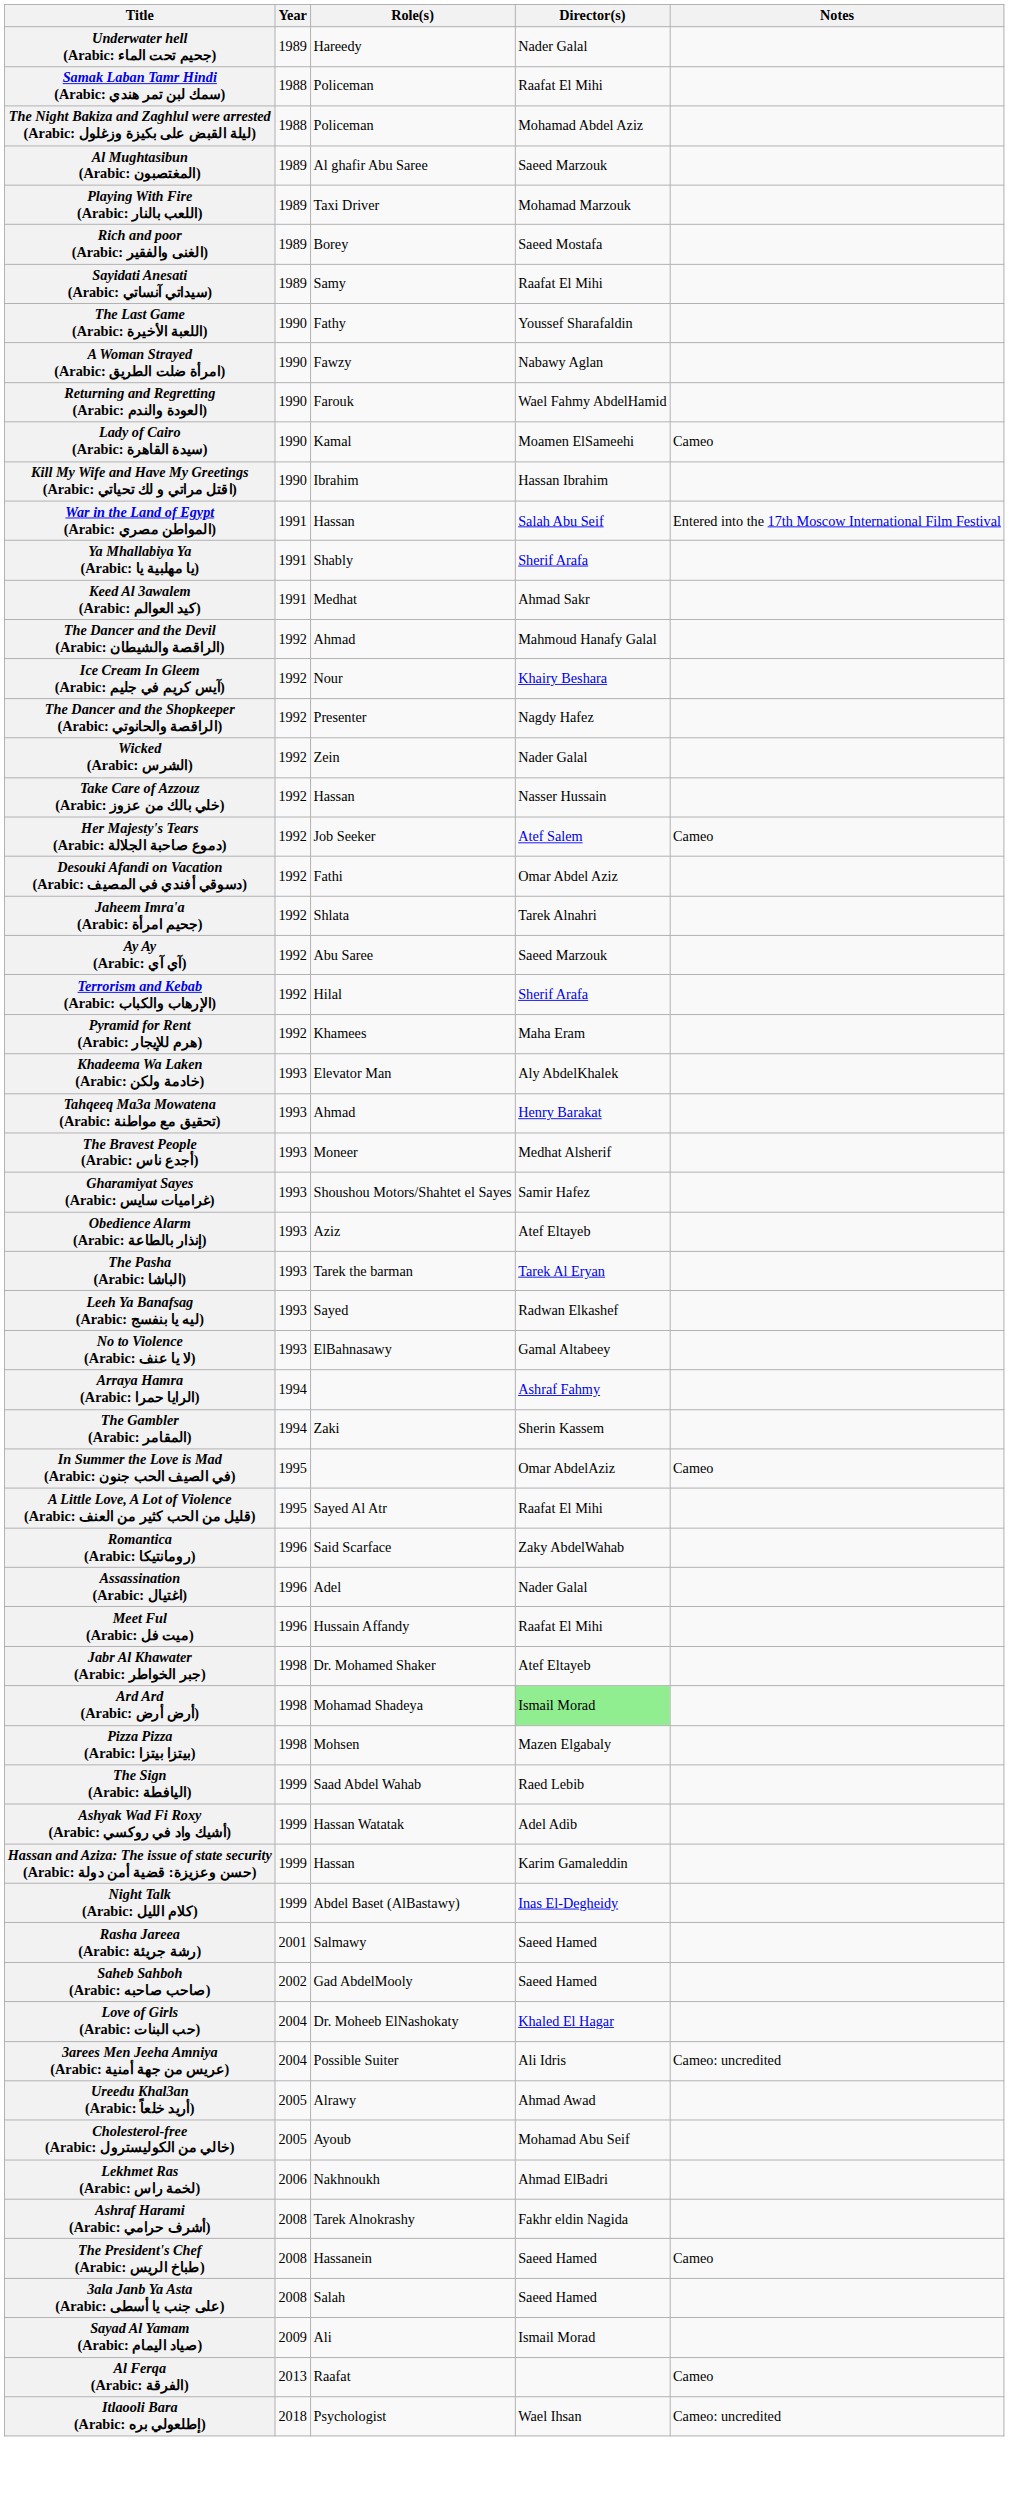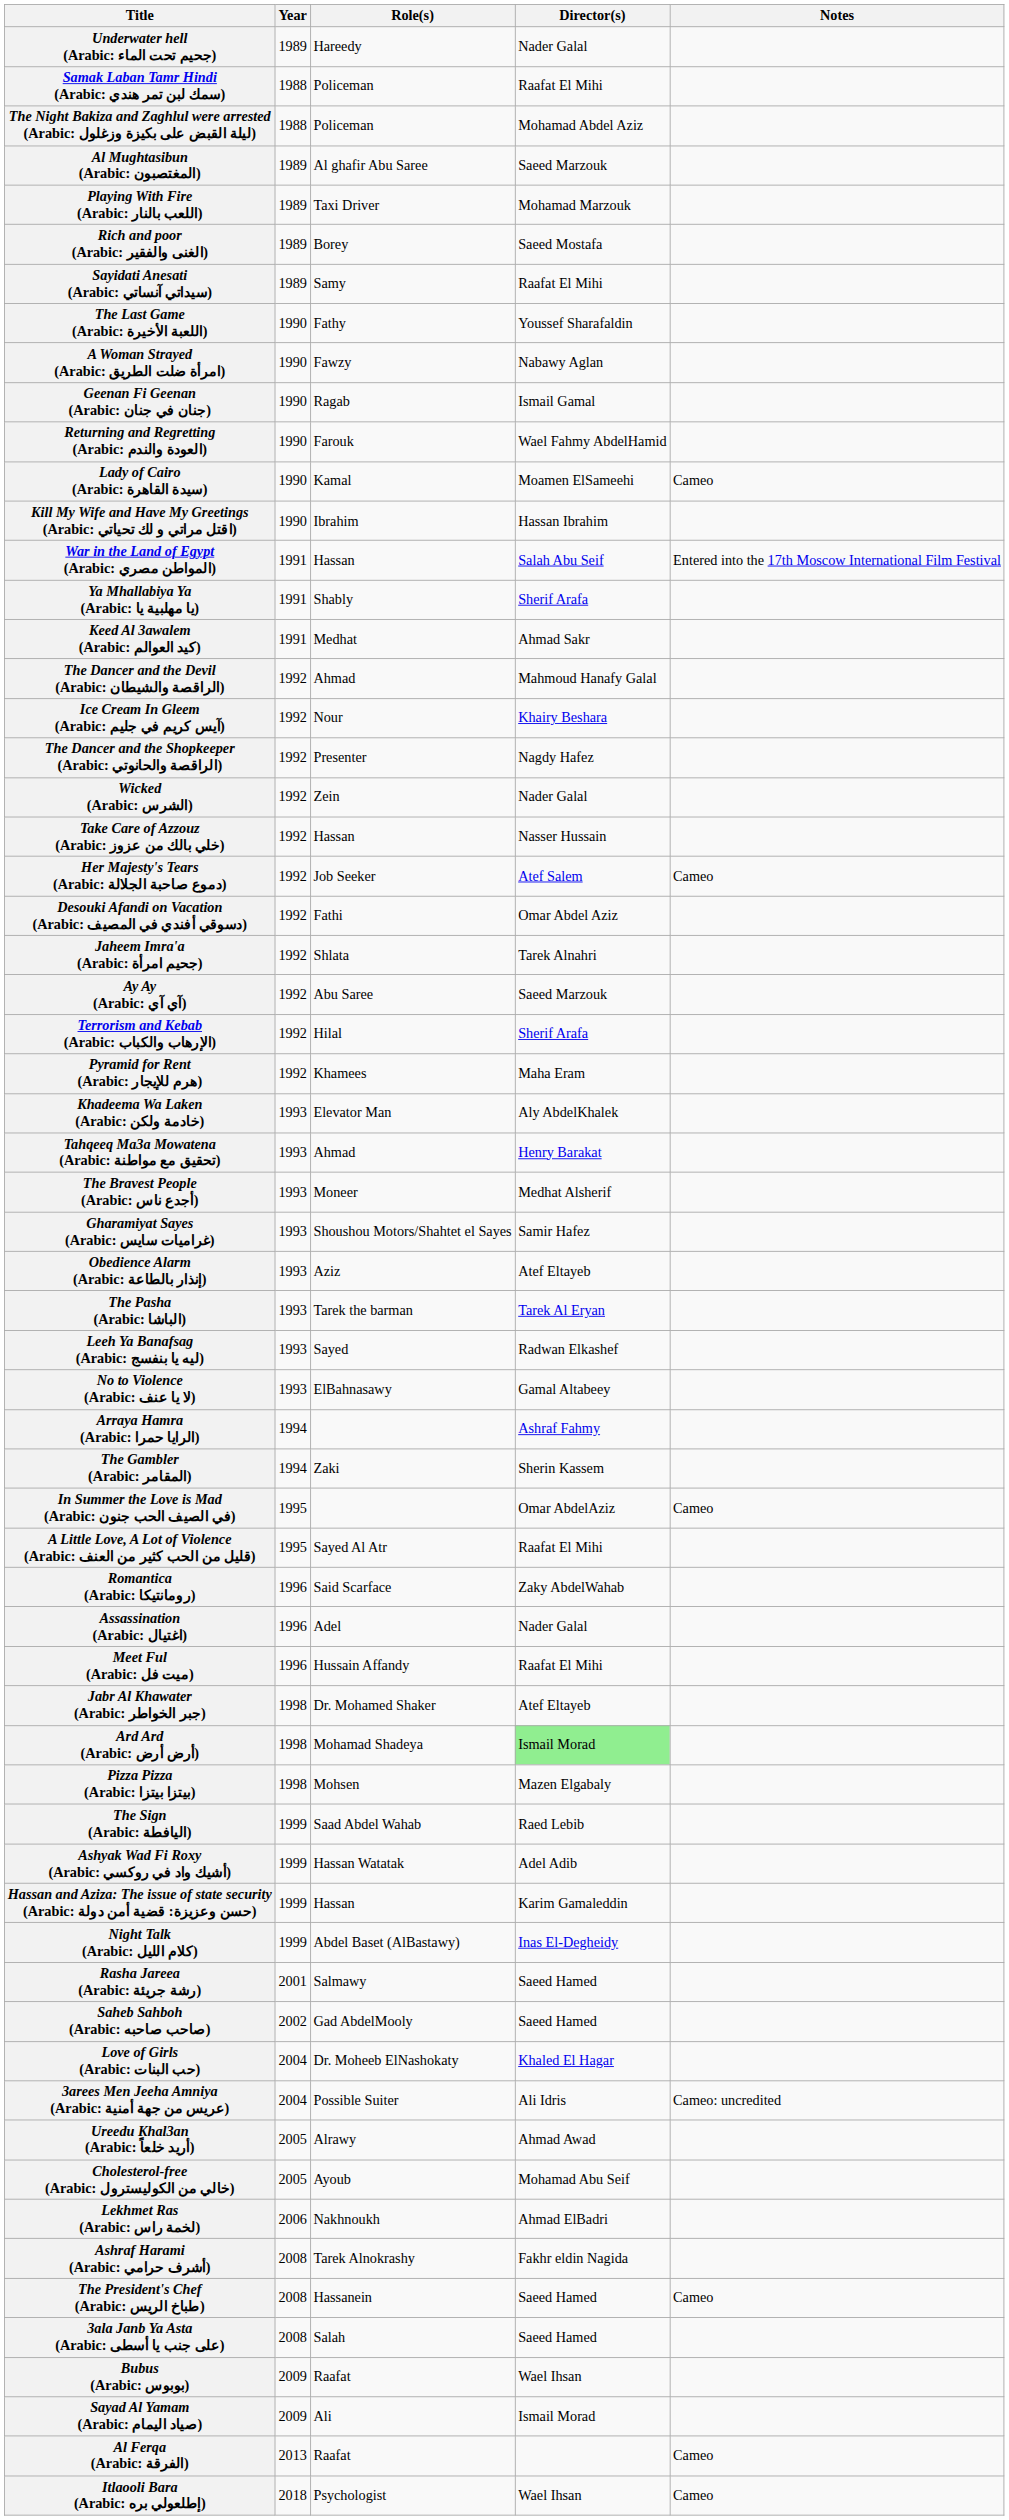+ row: (140, 402)
+ row: (140, 2376)
(727, 2416) Cameo: uncredited -> (693, 2495) Cameo
